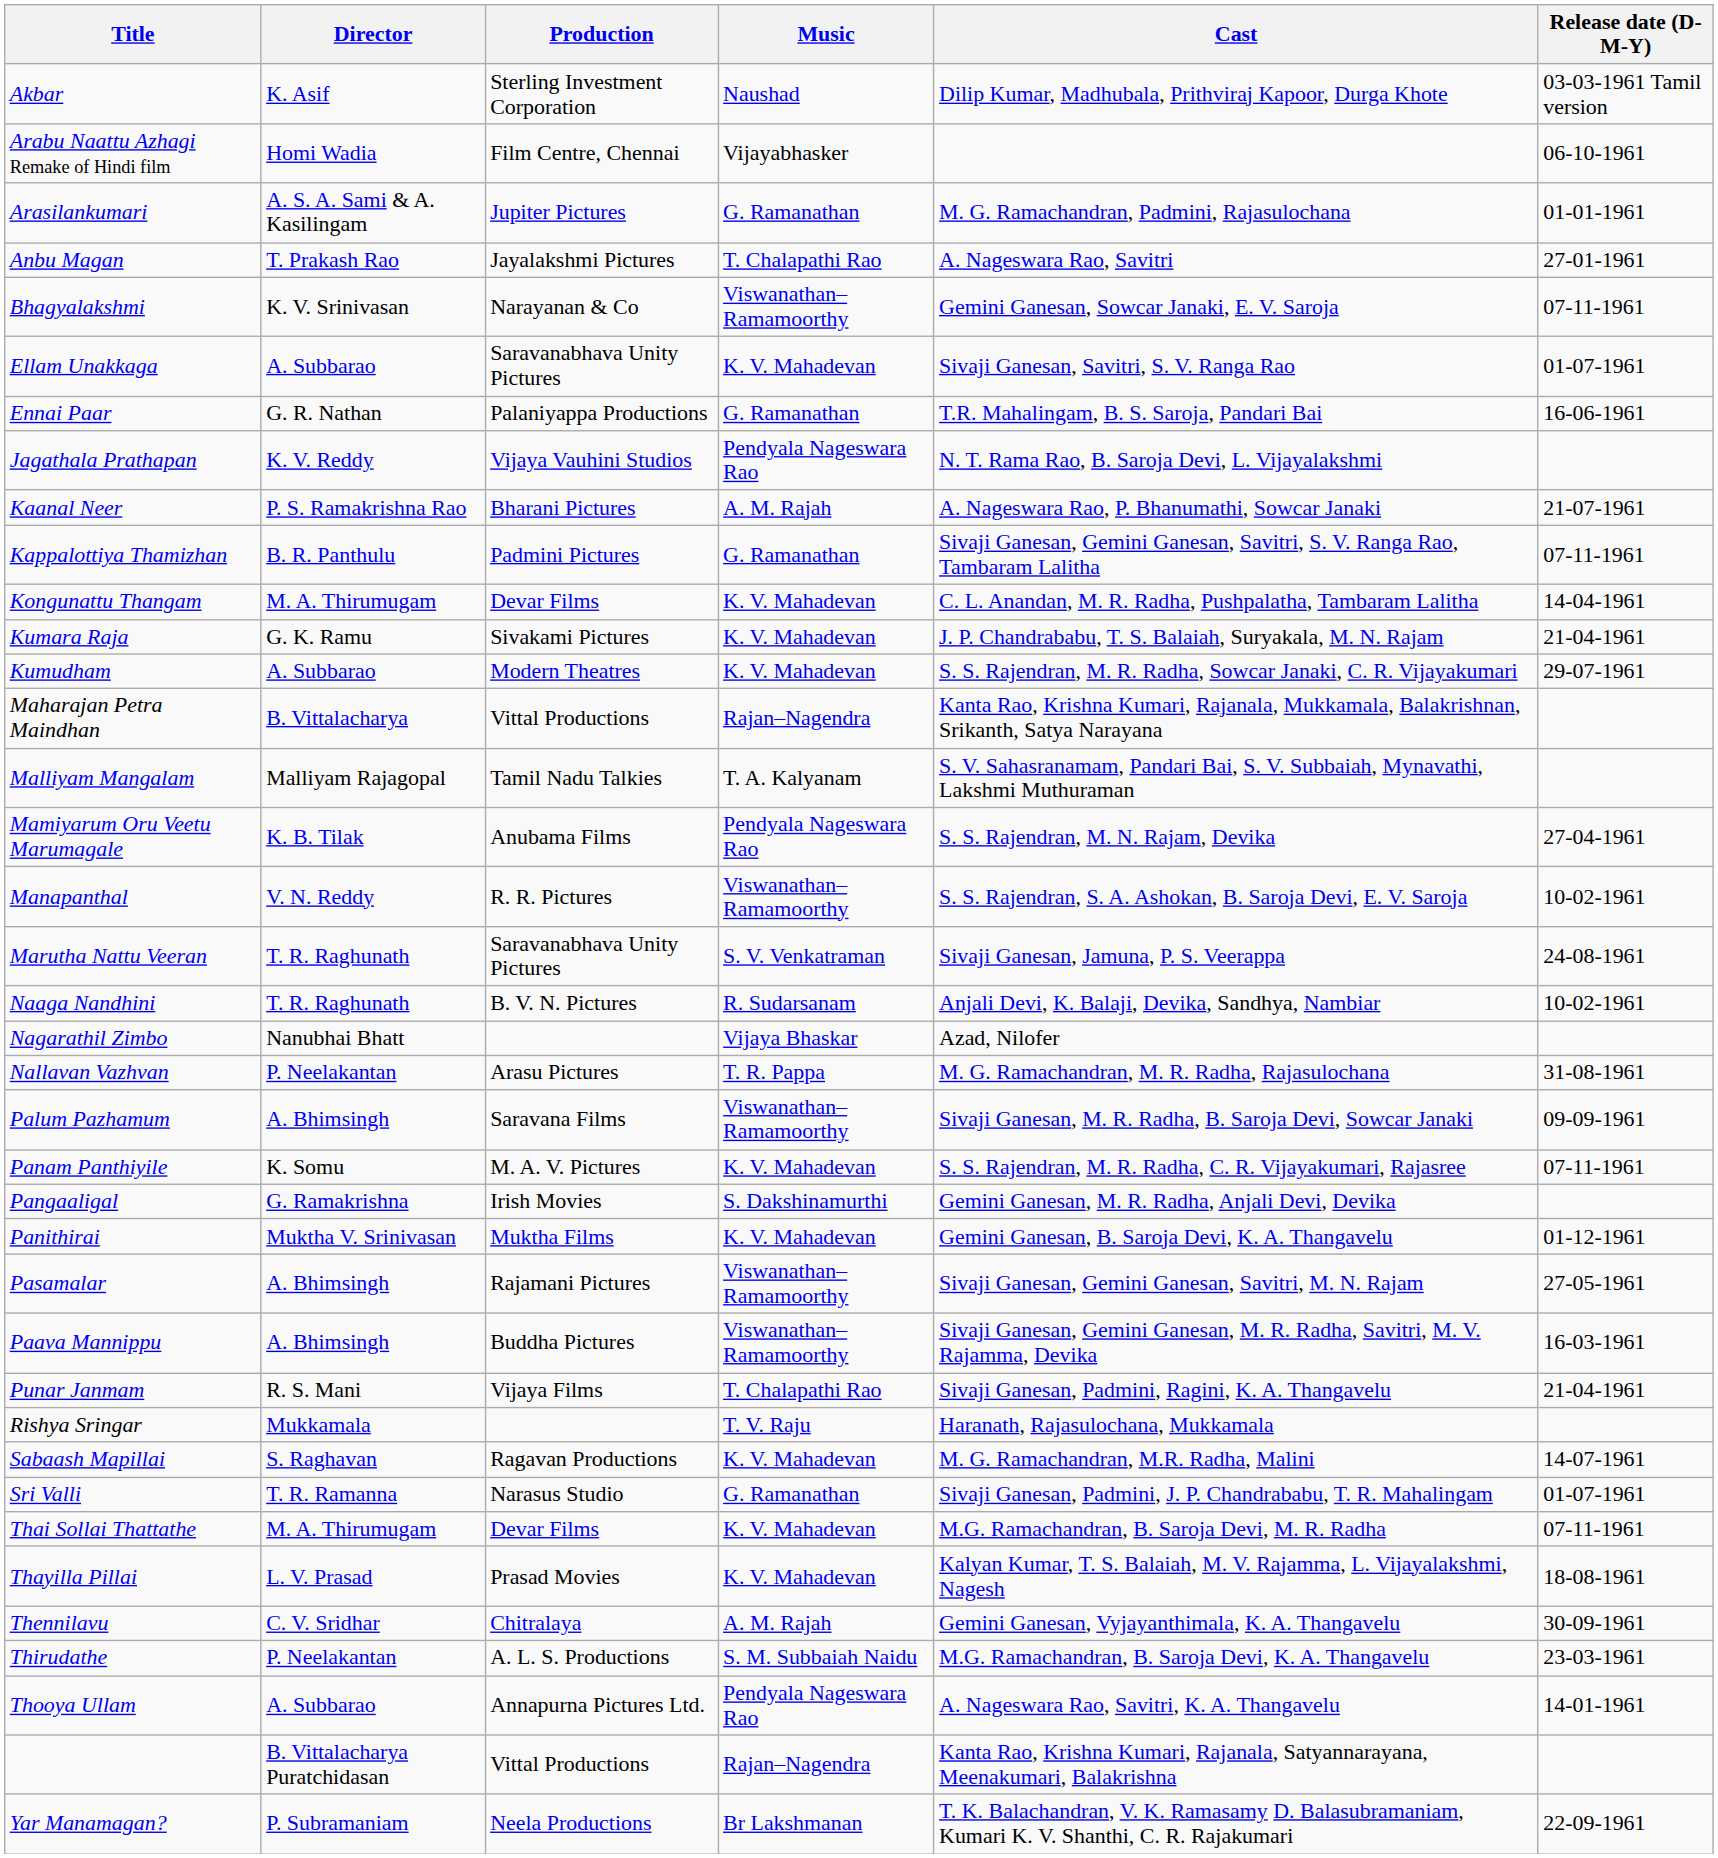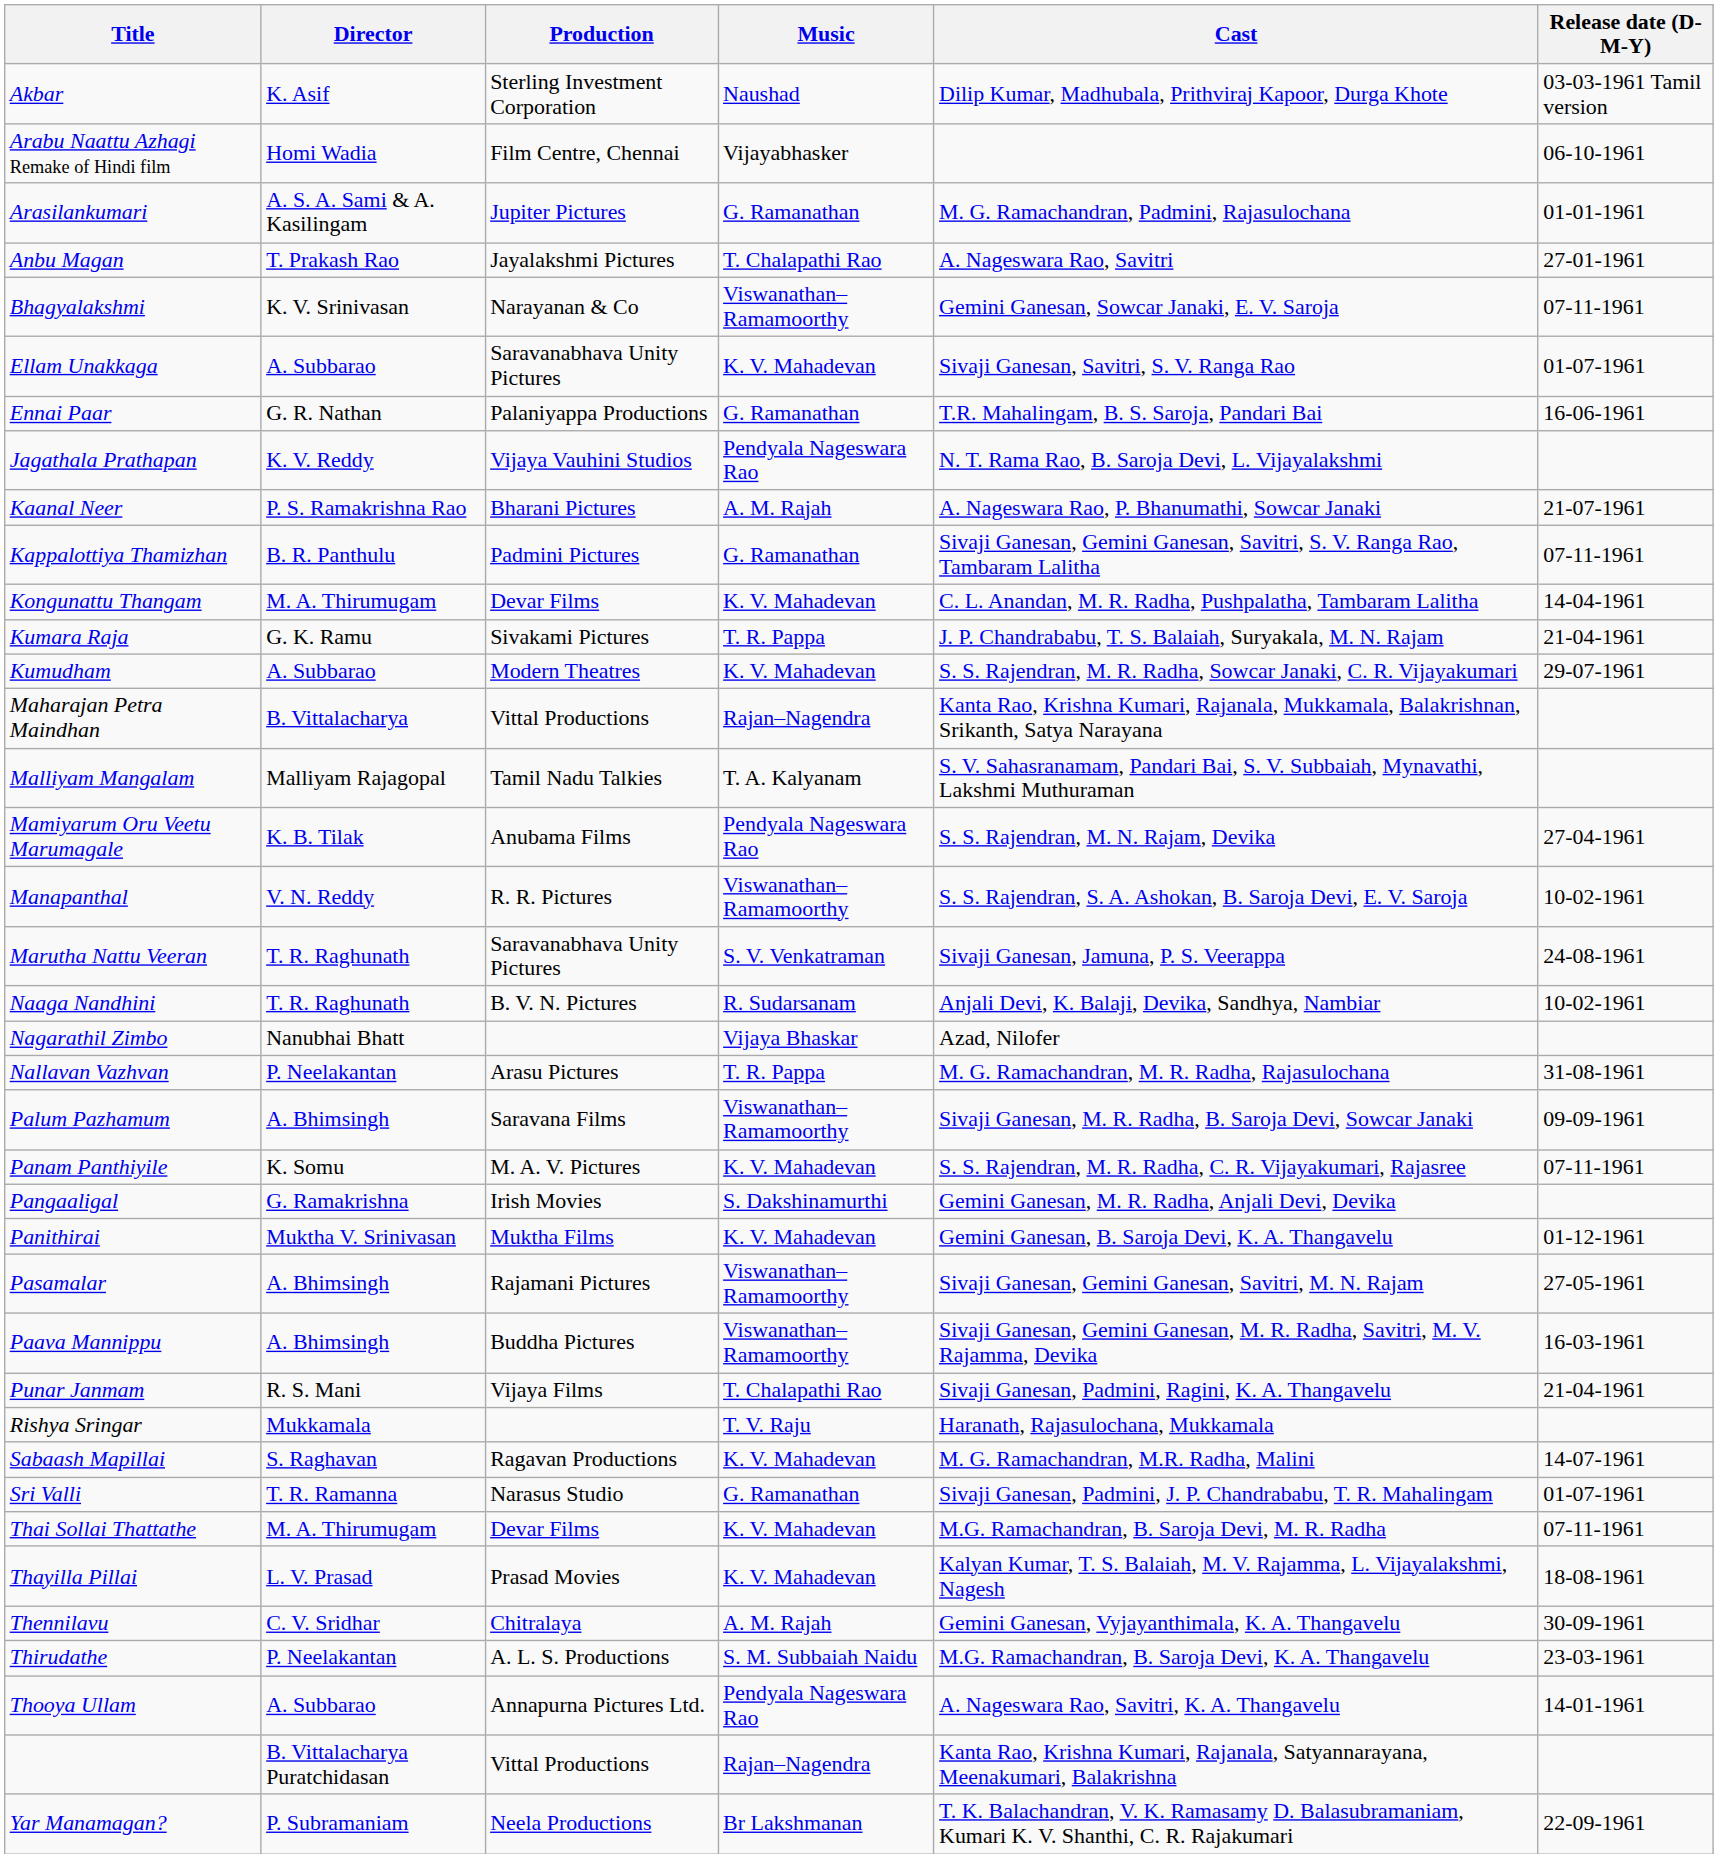(799, 636) K. V. Mahadevan -> (774, 636) T. R. Pappa
